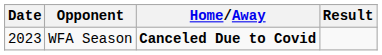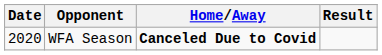(25, 39) 2023 -> (25, 39) 2020
